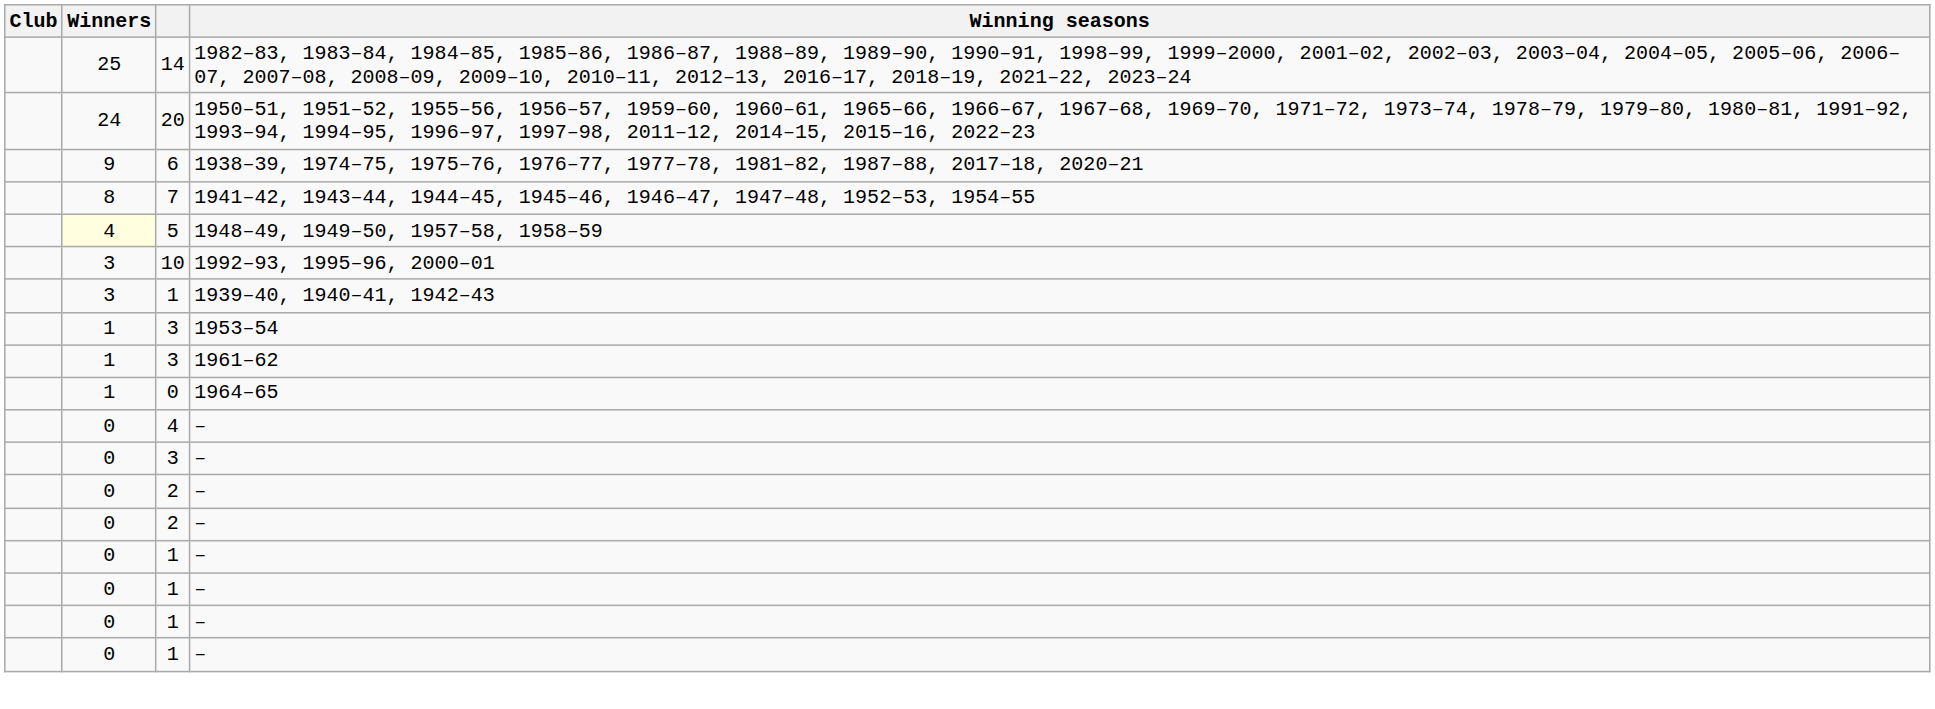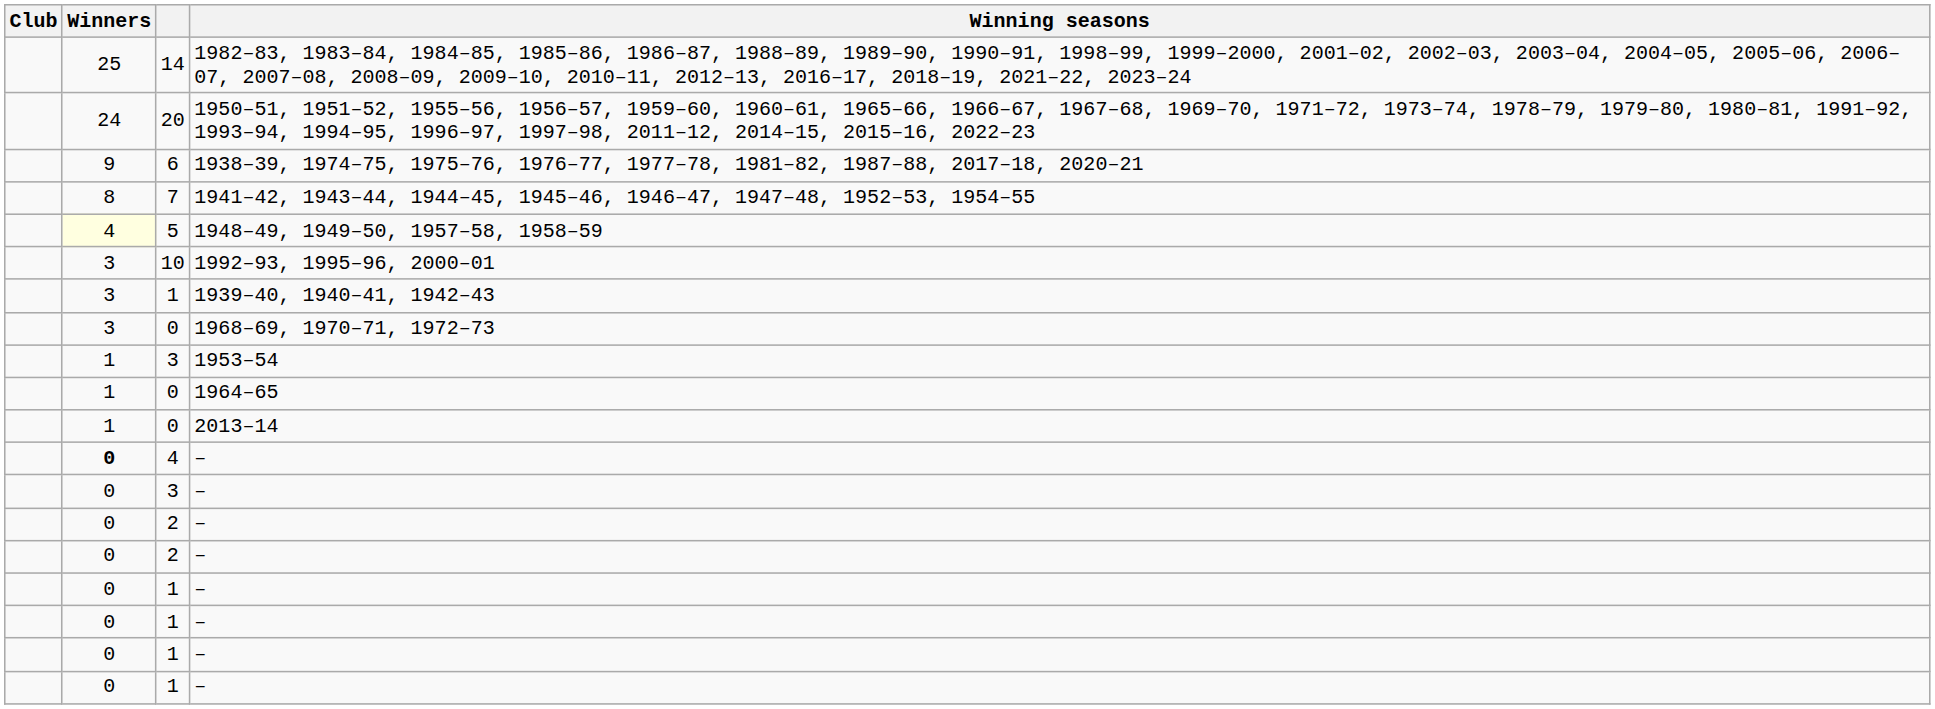+ row: (173, 328)
- row: (173, 361)
+ row: (173, 426)
(109, 426) normal -> (109, 459) bold
